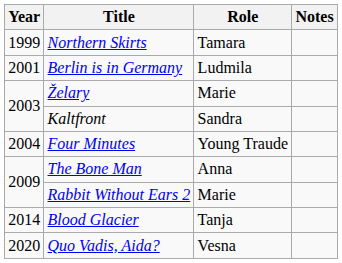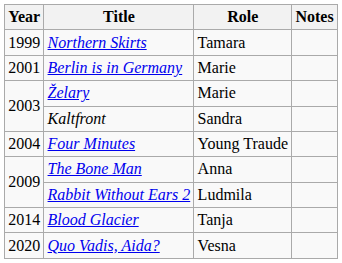(225, 67) Ludmila -> (217, 67) Marie
(217, 194) Marie -> (225, 194) Ludmila
